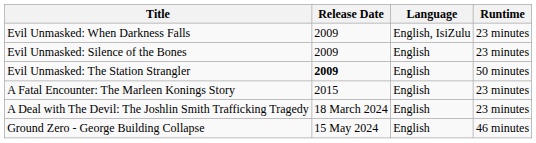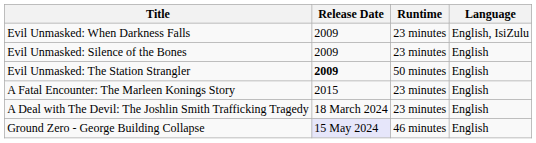columns swapped: (503, 14) <-> (432, 14)
(346, 128) no background -> (346, 128) lavender background
